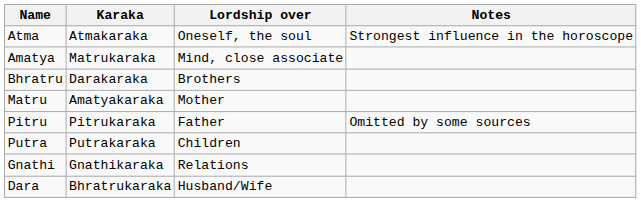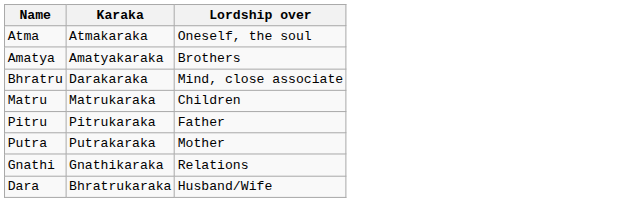- column: (491, 15)
(112, 58) Matrukaraka -> (116, 58) Amatyakaraka
(260, 58) Mind, close associate -> (209, 58) Brothers
(209, 79) Brothers -> (260, 79) Mind, close associate
(116, 101) Amatyakaraka -> (112, 101) Matrukaraka
(201, 101) Mother -> (209, 101) Children
(209, 144) Children -> (201, 144) Mother
